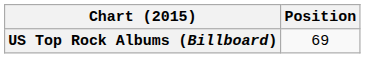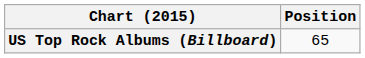(320, 41) 69 -> (320, 41) 65
